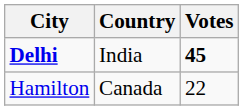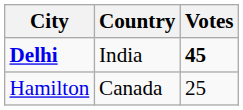(196, 88) 22 -> (196, 88) 25
